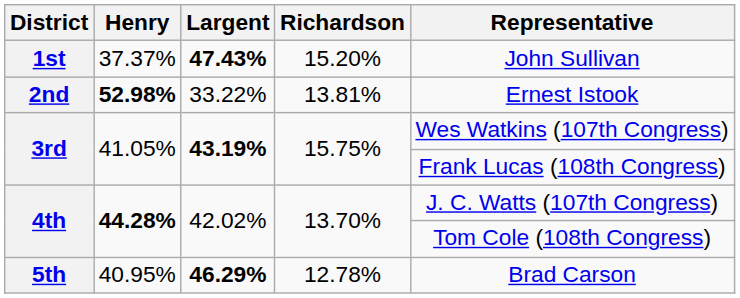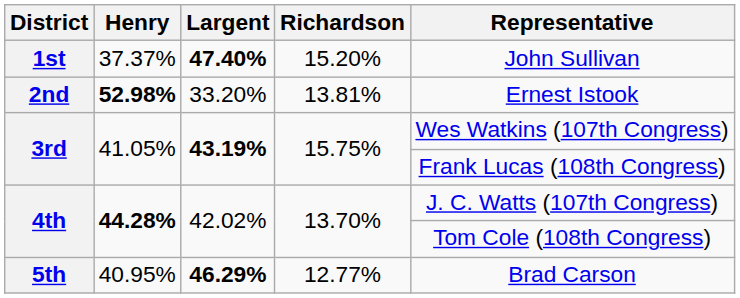(228, 58) 47.43% -> (228, 58) 47.40%
(228, 94) 33.22% -> (228, 94) 33.20%
(343, 274) 12.78% -> (343, 274) 12.77%
